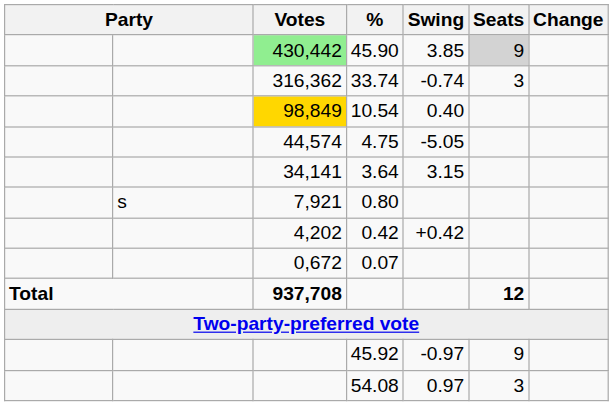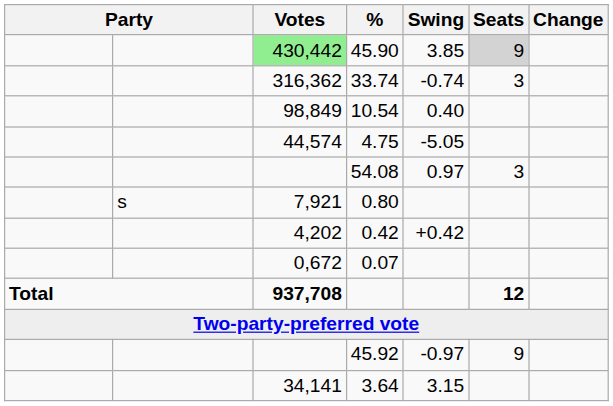(313, 111) gold background -> (313, 111) no background
rows swapped: (380, 171) <-> (375, 385)
